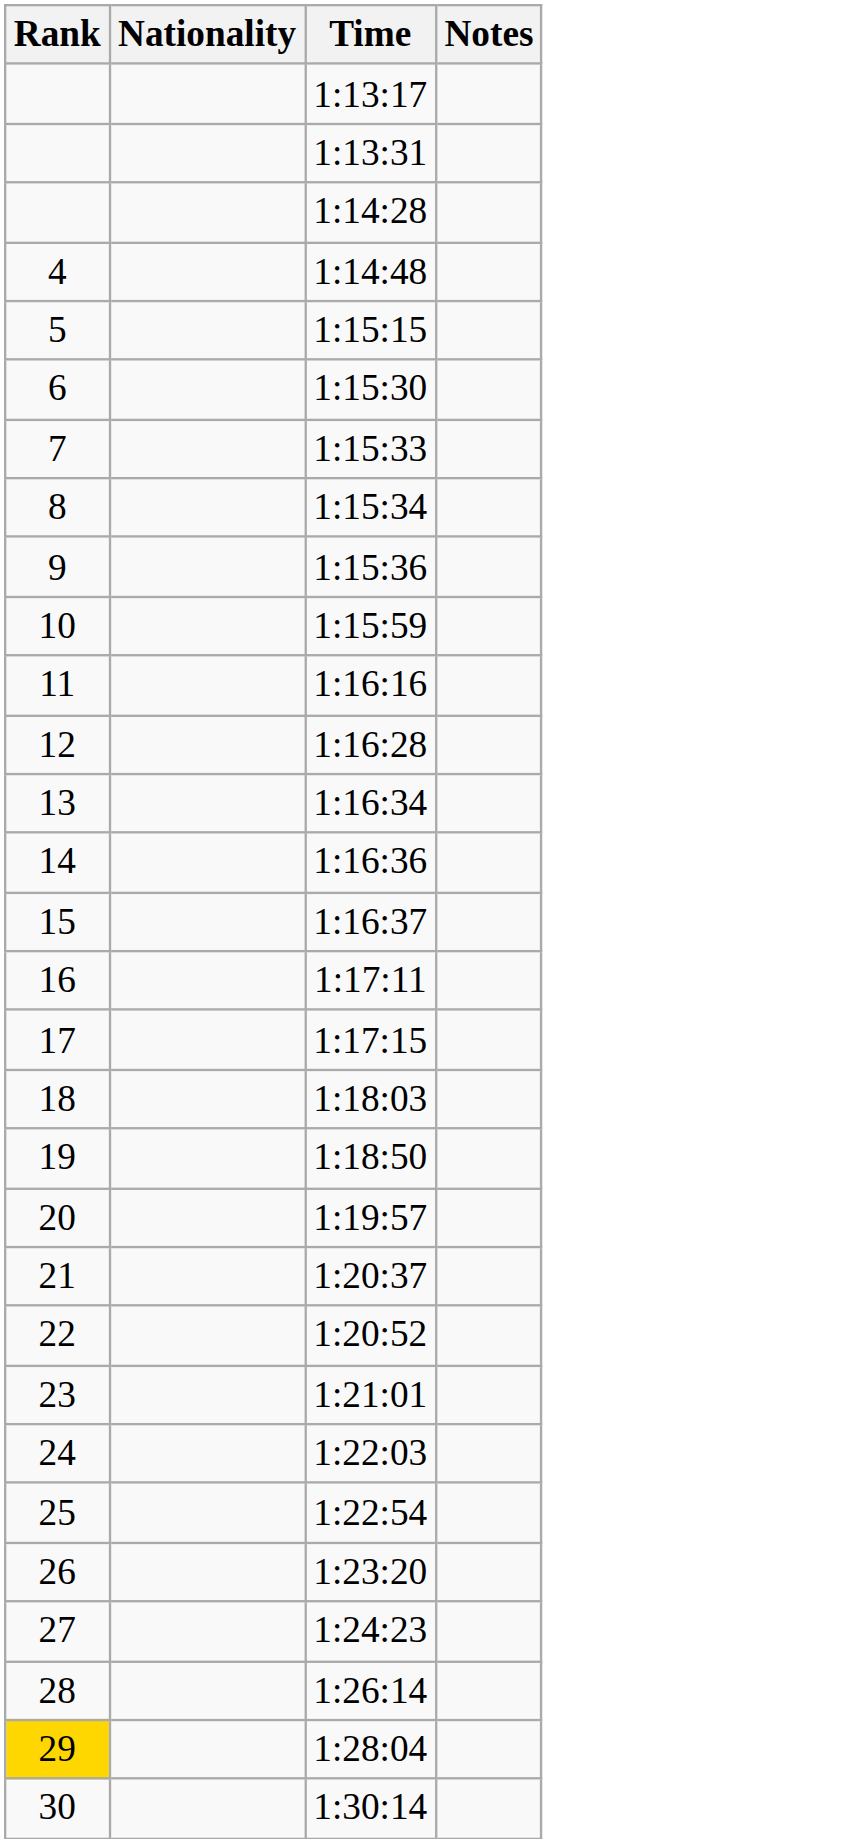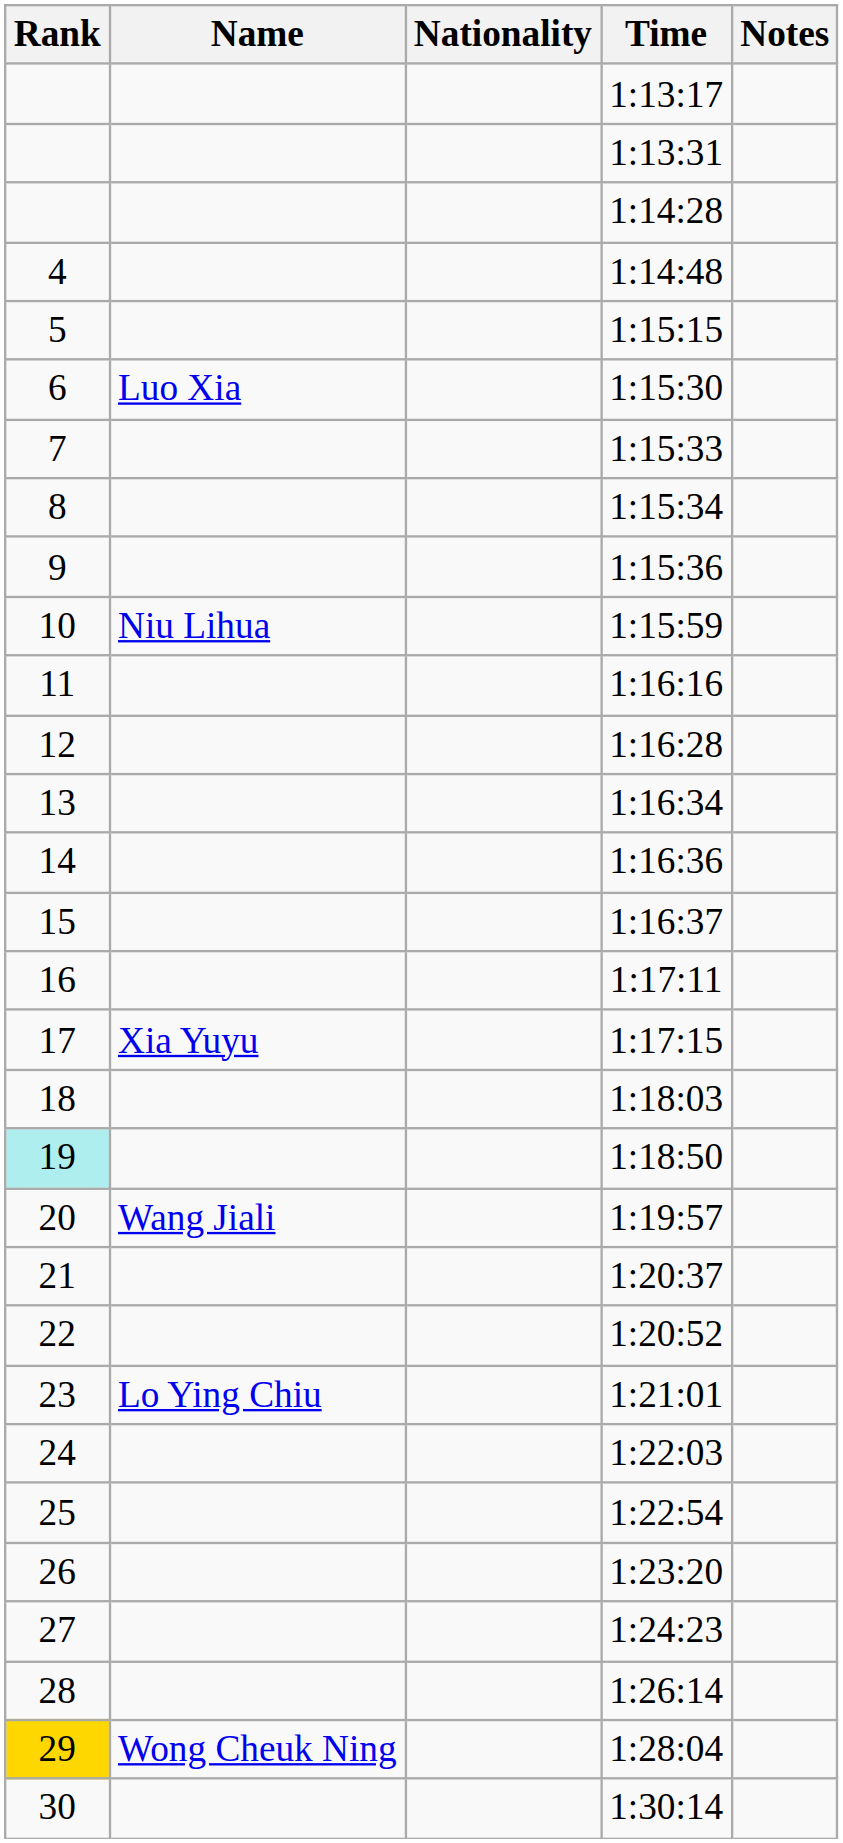+ column: (257, 34)
(57, 1157) no background -> (57, 1157) paleturquoise background
